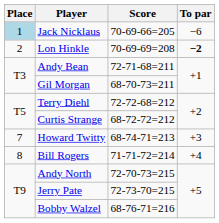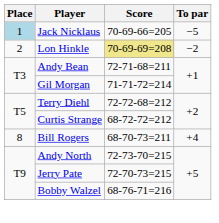(196, 31) −6 -> (192, 31) −5
(143, 48) no background -> (139, 48) khaki background
(196, 48) bold -> (192, 48) normal
(142, 84) 68-70-73=211 -> (139, 84) 71-71-72=214
- row: (71, 137)
(143, 155) 71-71-72=214 -> (139, 137) 68-70-73=211
(143, 173) 72-70-73=215 -> (139, 155) 72-73-70=215
(143, 191) 72-73-70=215 -> (139, 173) 72-70-73=215
